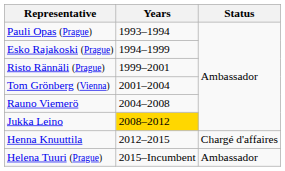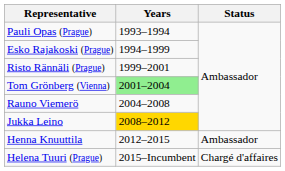(144, 85) no background -> (144, 85) lightgreen background
(239, 139) Chargé d'affaires -> (229, 139) Ambassador
(229, 157) Ambassador -> (239, 157) Chargé d'affaires
